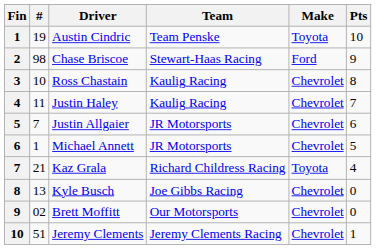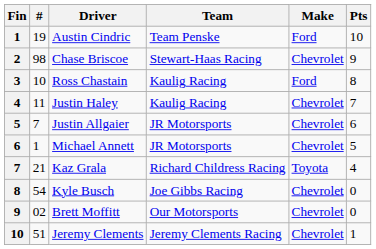(310, 37) Toyota -> (304, 37) Ford
(304, 59) Ford -> (318, 59) Chevrolet
(318, 81) Chevrolet -> (304, 81) Ford
(39, 190) 13 -> (39, 190) 54
